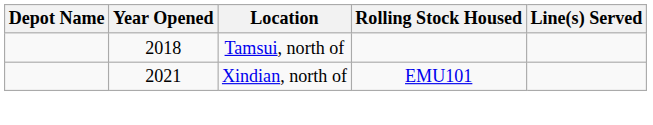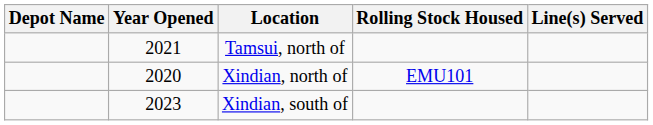(163, 47) 2018 -> (163, 47) 2021
(163, 76) 2021 -> (163, 76) 2020
+ row: (285, 104)
